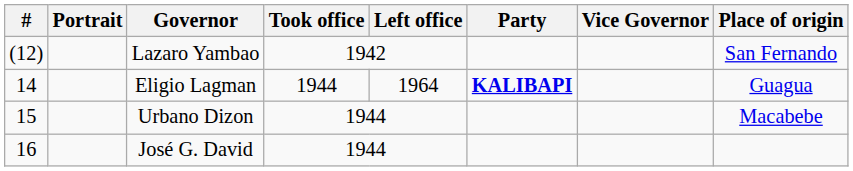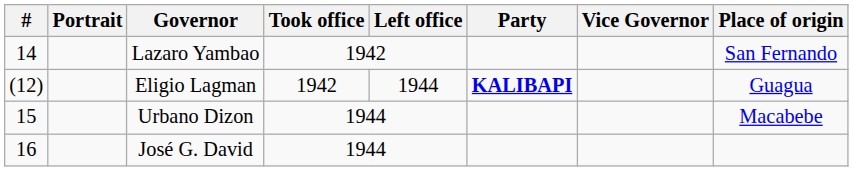(26, 52) (12) -> (26, 52) 14
(26, 85) 14 -> (26, 85) (12)
(317, 85) 1944 -> (317, 85) 1942
(418, 85) 1964 -> (418, 85) 1944
